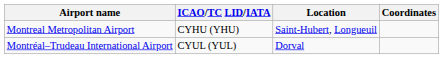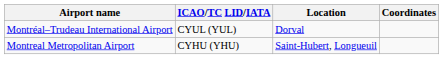rows swapped: (90, 45) <-> (71, 29)
